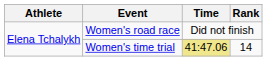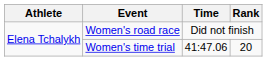(206, 48) khaki background -> (206, 48) no background
(246, 48) 14 -> (246, 48) 20
